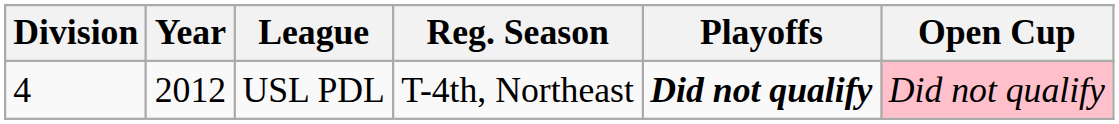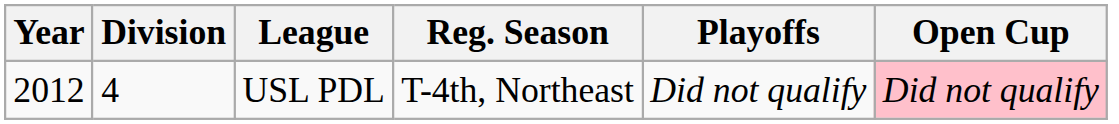columns swapped: (190, 32) <-> (76, 32)
(761, 89) bold -> (758, 89) normal
